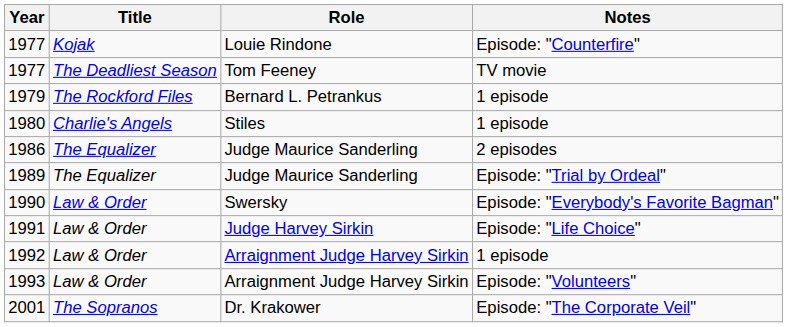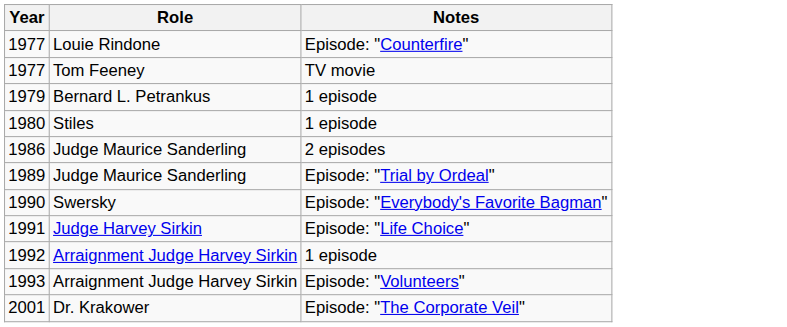- column: (135, 17)
